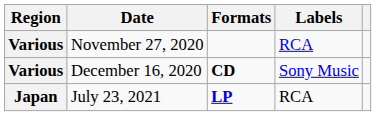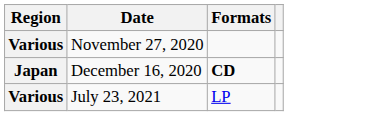- column: (319, 17)
(36, 70) Various -> (36, 70) Japan
(36, 96) Japan -> (36, 96) Various
(222, 96) bold -> (221, 96) normal
